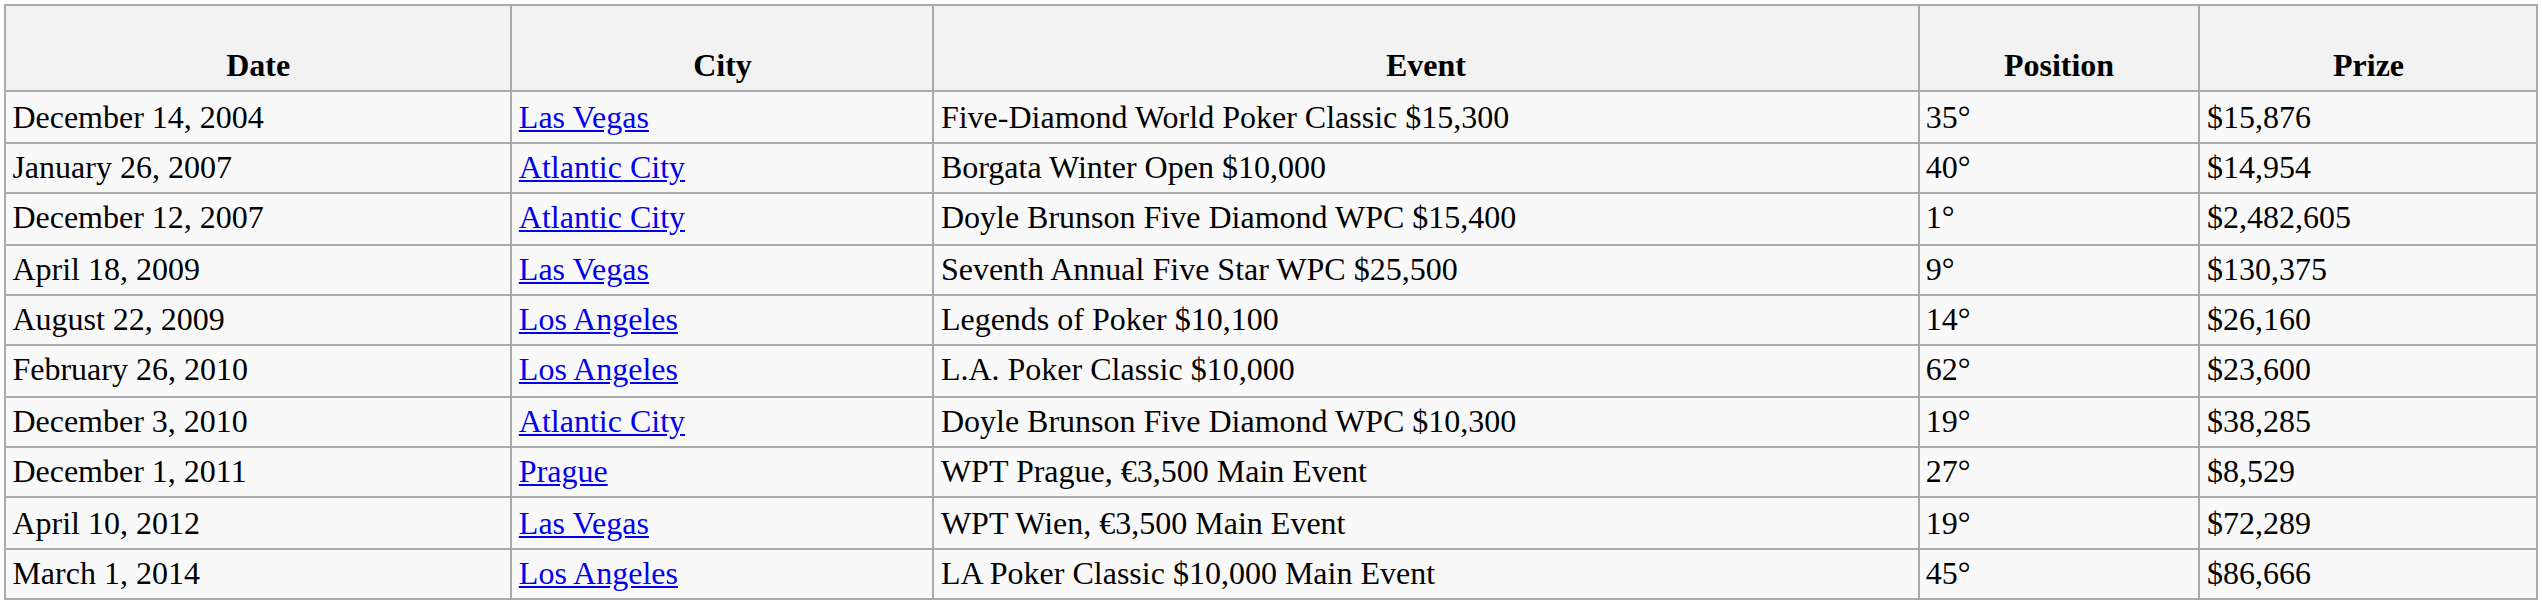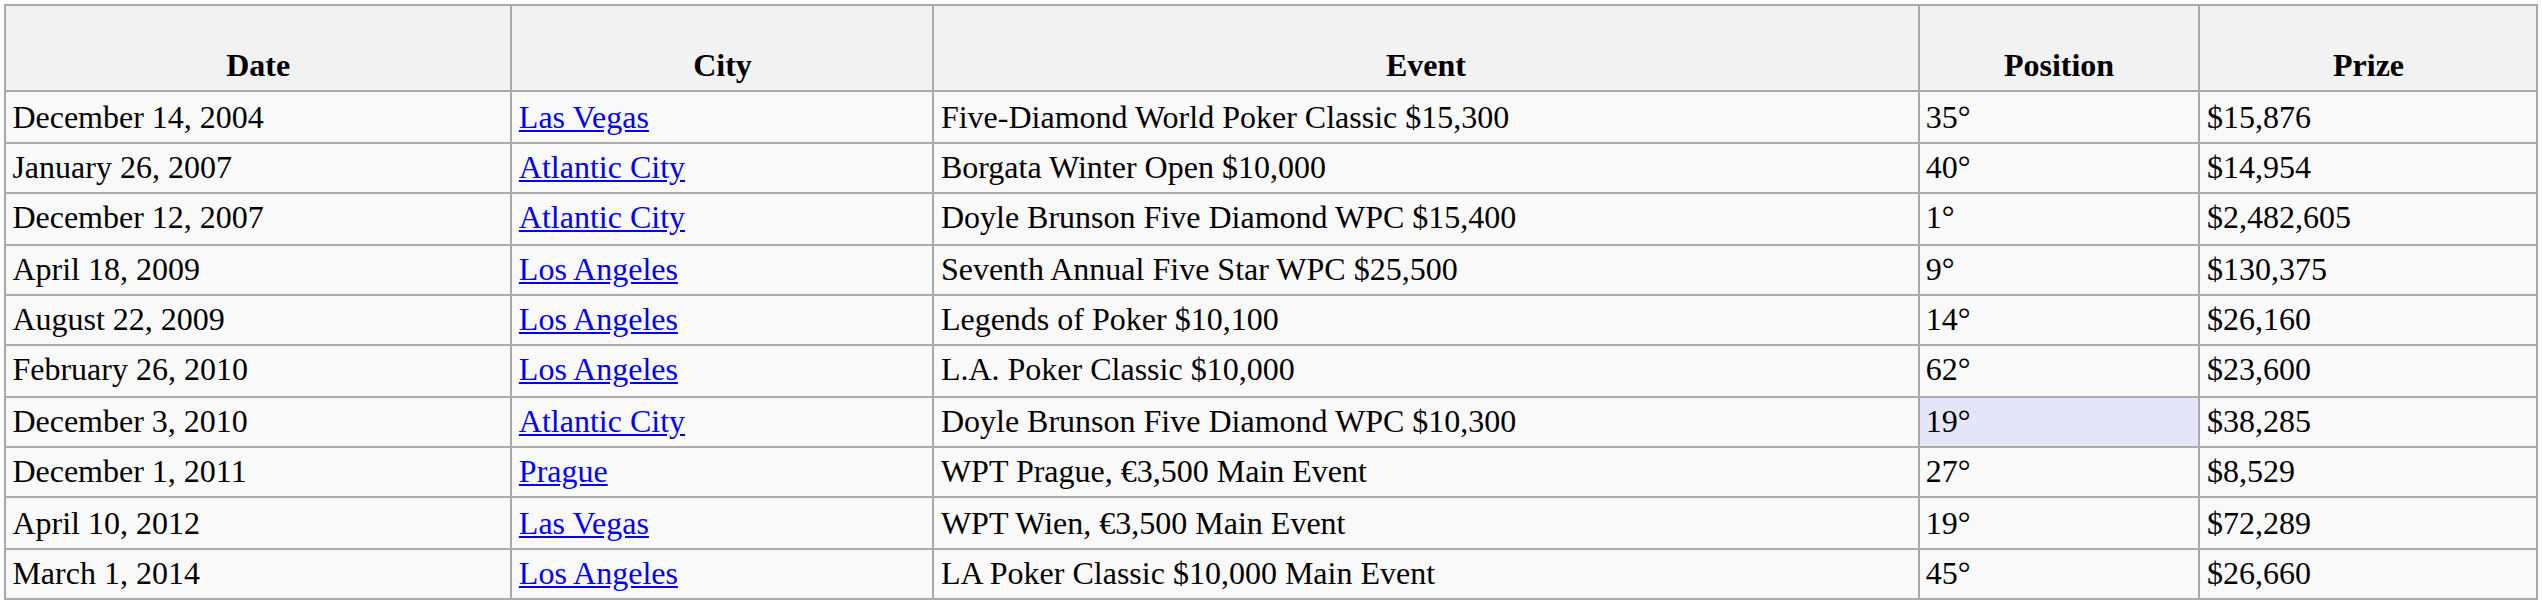(584, 268) Las Vegas -> (598, 268) Los Angeles
(1948, 421) no background -> (1948, 421) lavender background
(2259, 573) $86,666 -> (2259, 573) $26,660
